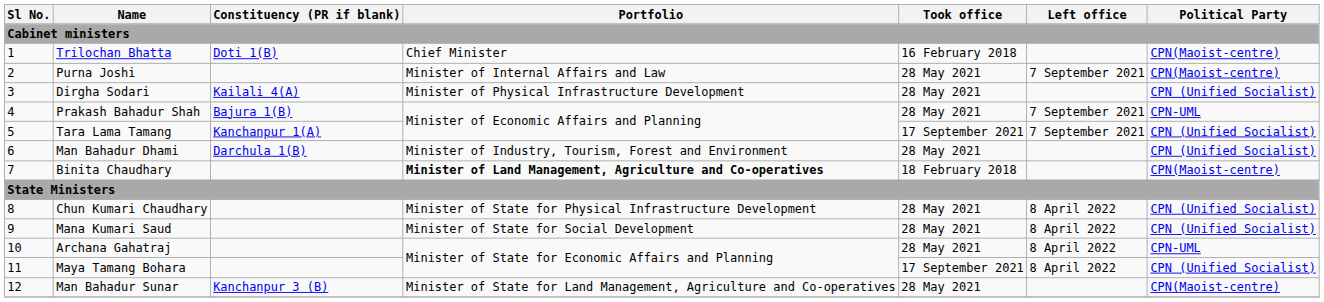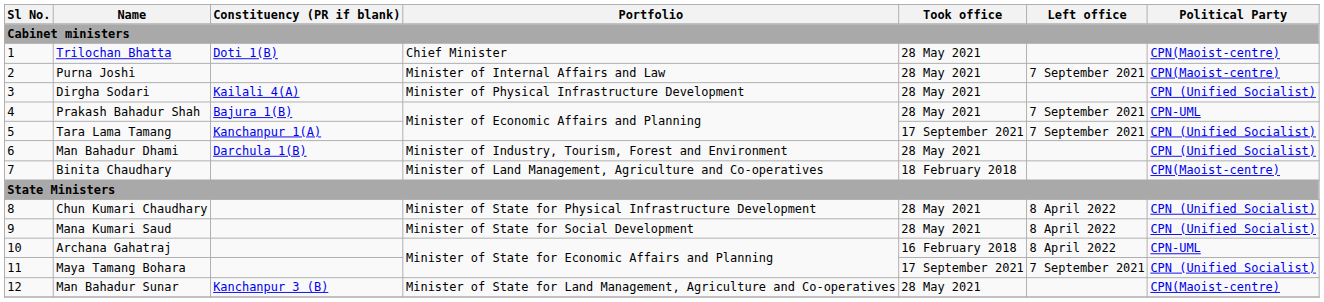(959, 53) 16 February 2018 -> (941, 53) 28 May 2021
(615, 170) bold -> (615, 170) normal
(941, 248) 28 May 2021 -> (959, 248) 16 February 2018
(1073, 268) 8 April 2022 -> (1087, 268) 7 September 2021
